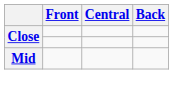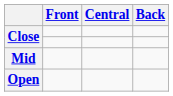+ row: (23, 79)
